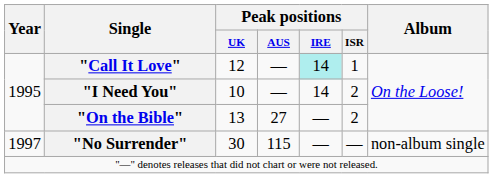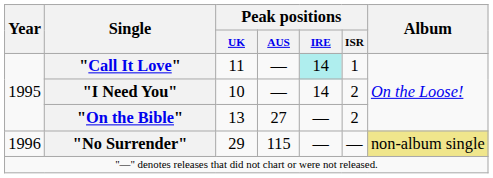(236, 66) 12 -> (236, 66) 11
(25, 143) 1997 -> (25, 143) 1996
(236, 143) 30 -> (236, 143) 29
(428, 143) no background -> (428, 143) khaki background
